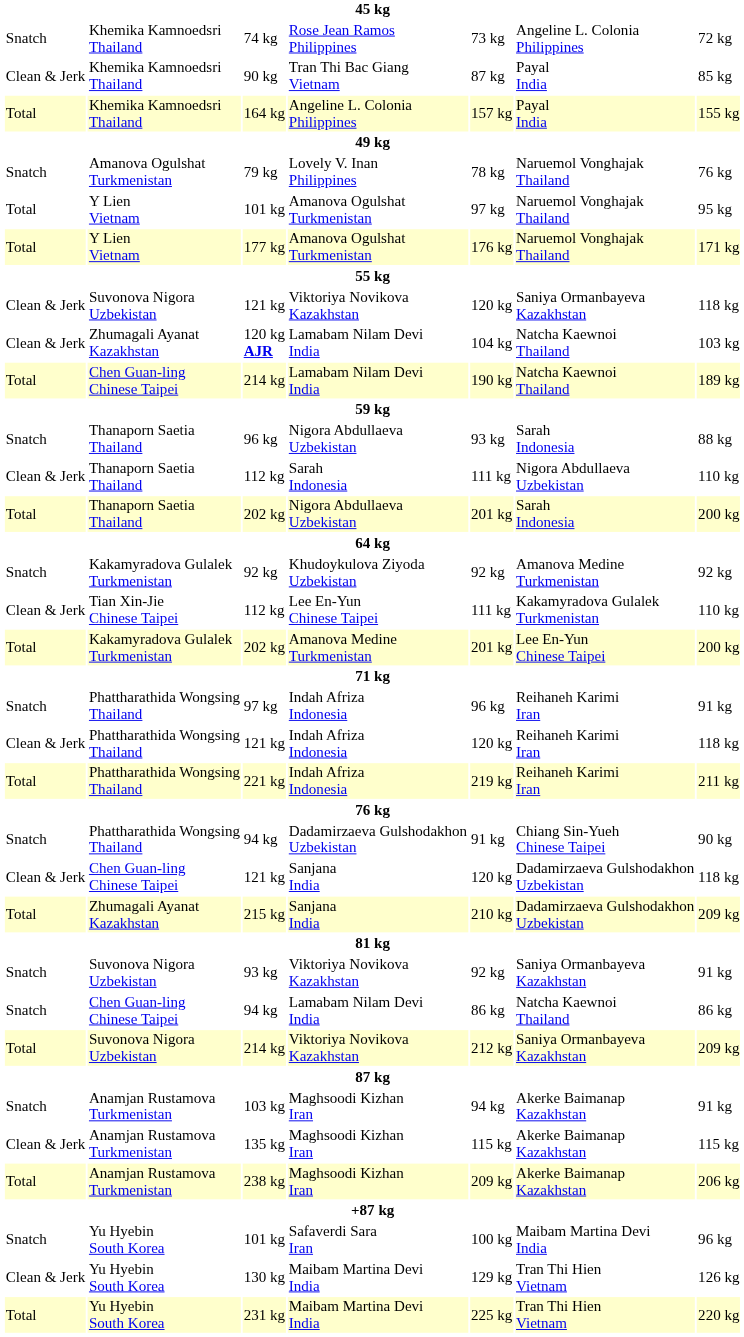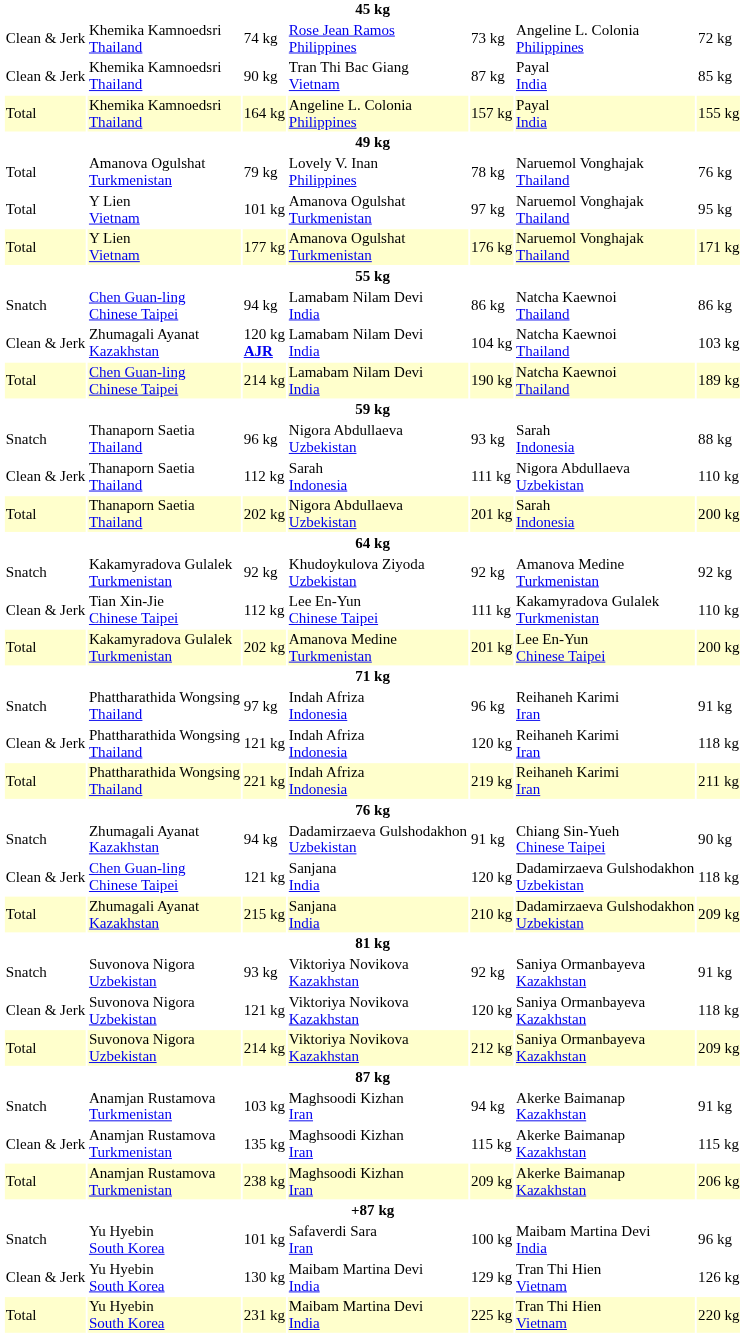(26, 38) Snatch -> (45, 38) Clean & Jerk
(26, 171) Snatch -> (21, 171) Total
rows swapped: (261, 1010) <-> (264, 305)
(164, 839) Phattharathida Wongsing Thailand -> (144, 839) Zhumagali Ayanat Kazakhstan
